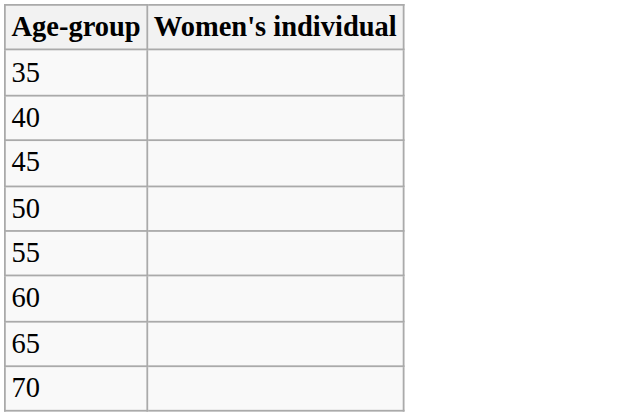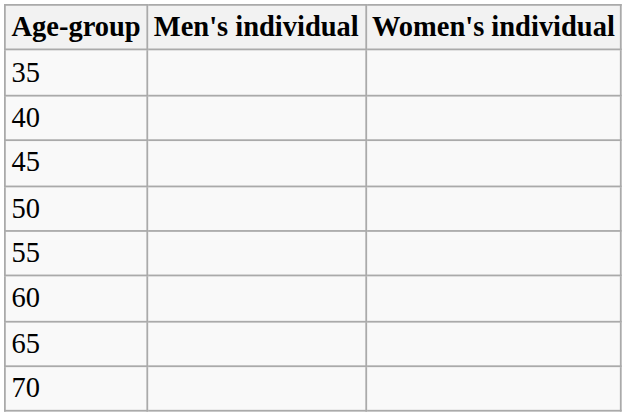+ column: (256, 27)
